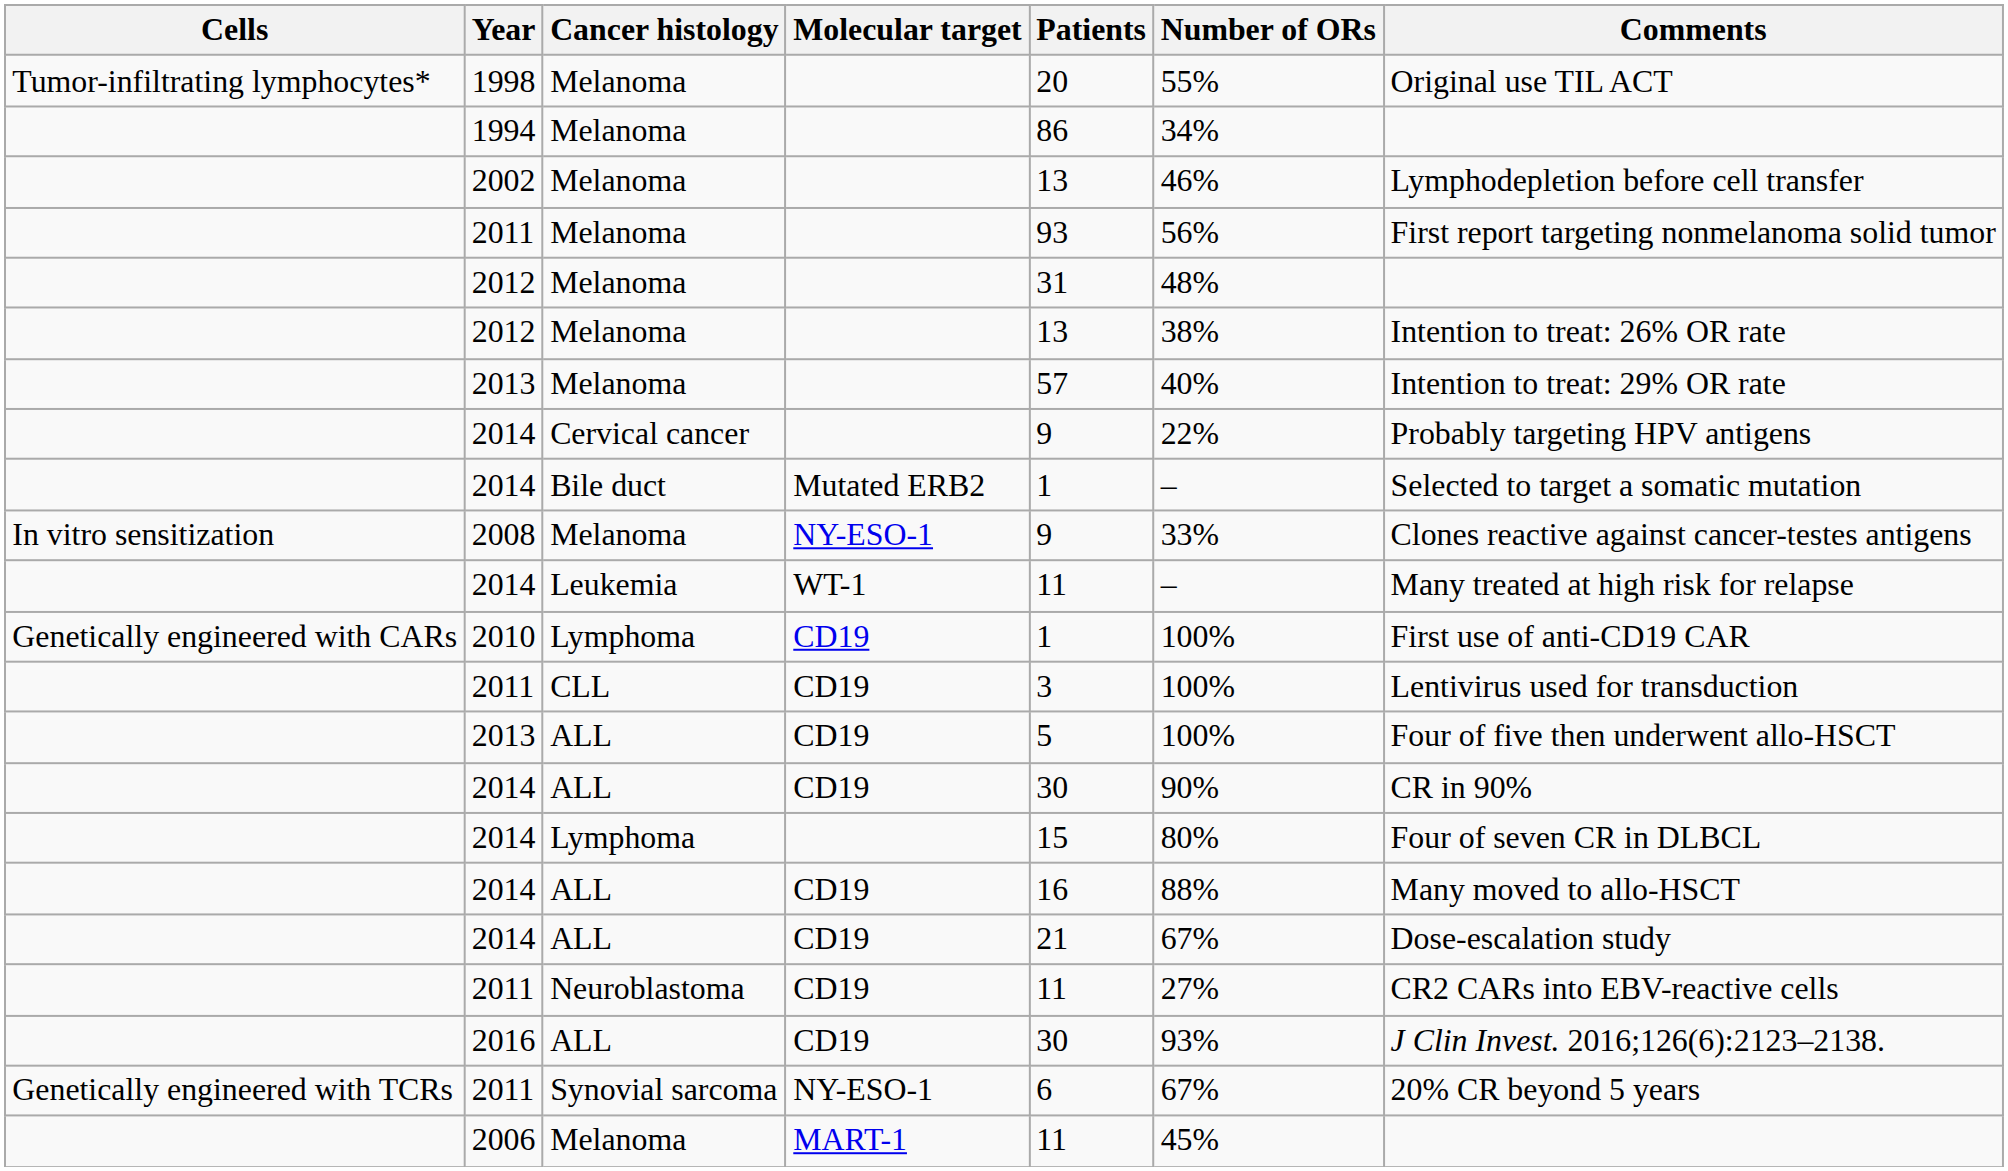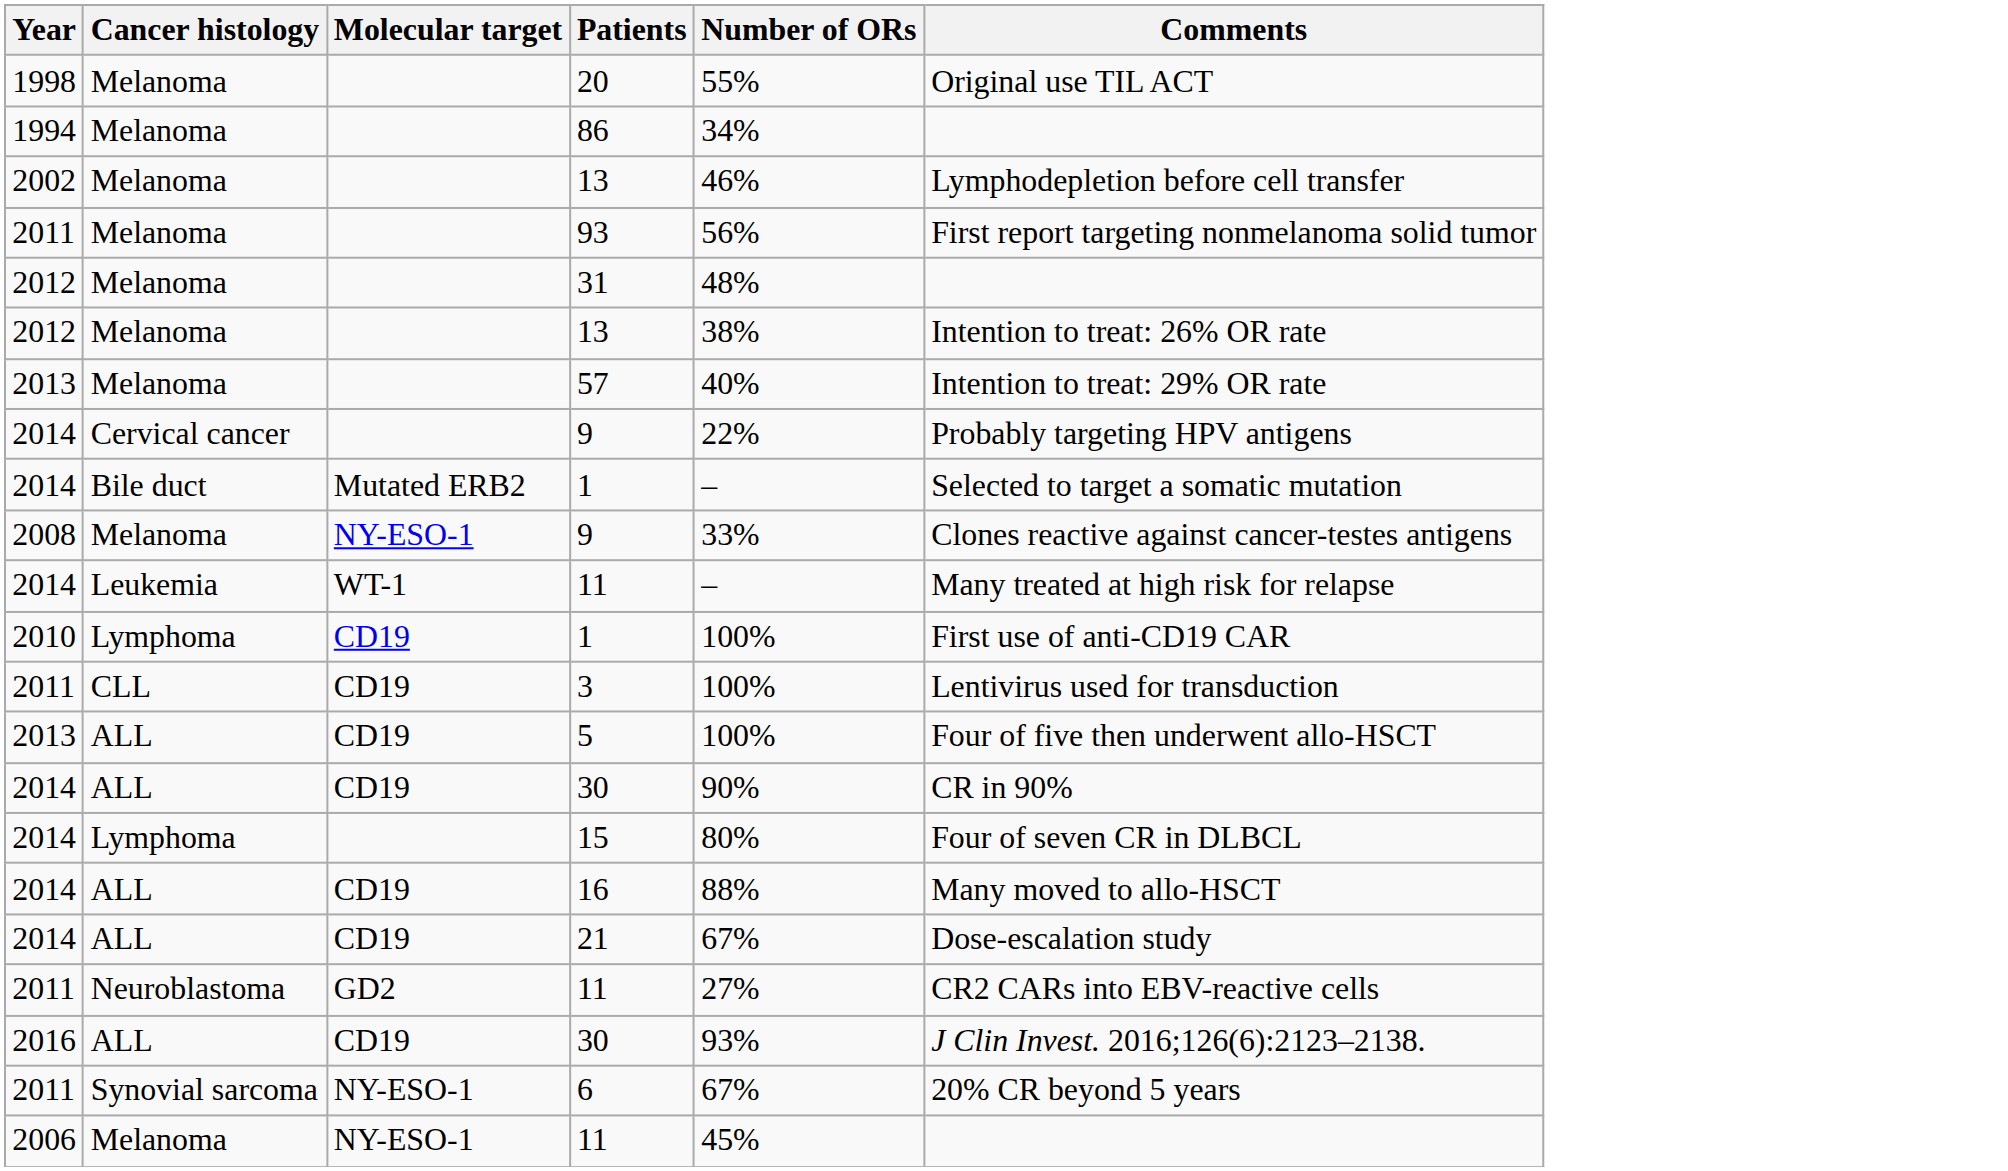- column: (235, 29)
(831, 989) CD19 -> (365, 989) GD2
(850, 1140) MART-1 -> (404, 1140) NY-ESO-1
